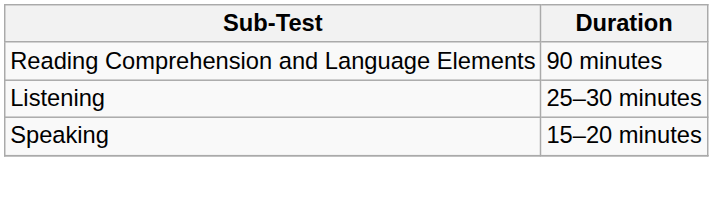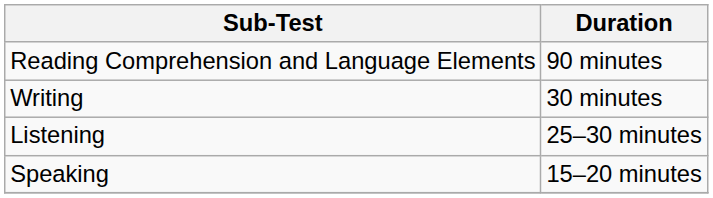+ row: (47, 98)
